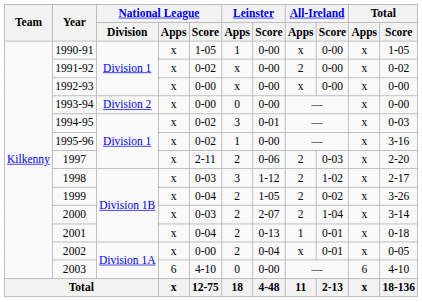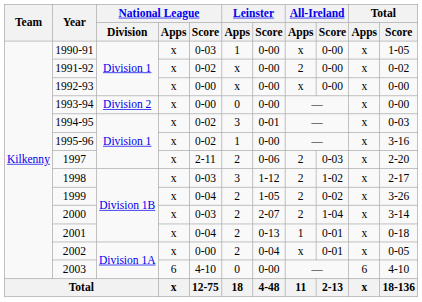(205, 50) 1-05 -> (205, 50) 0-03
